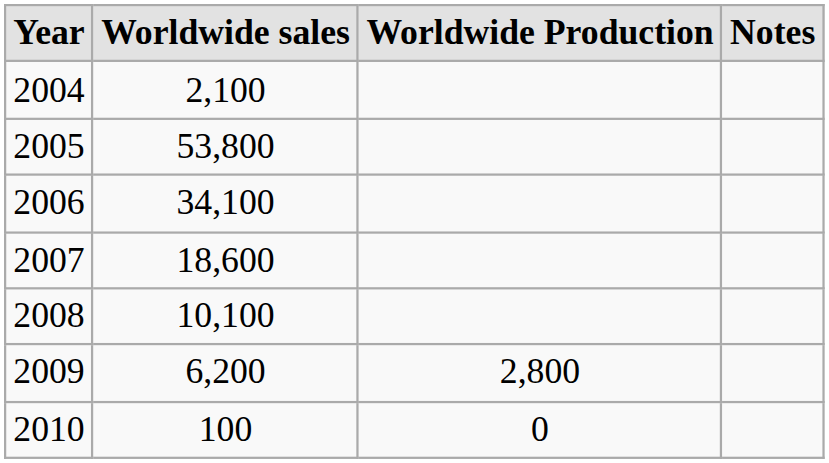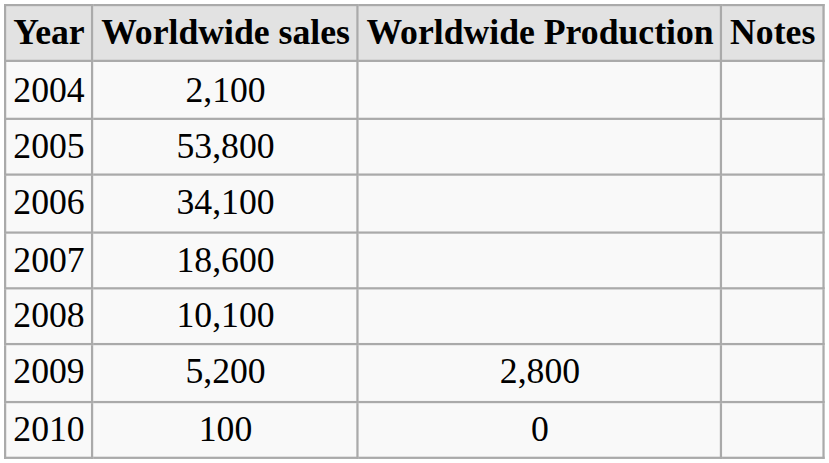(226, 372) 6,200 -> (226, 372) 5,200
